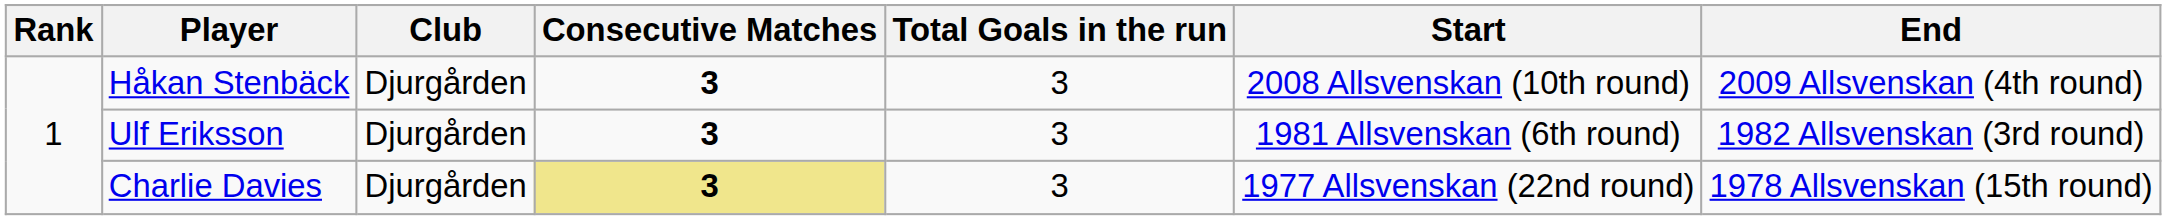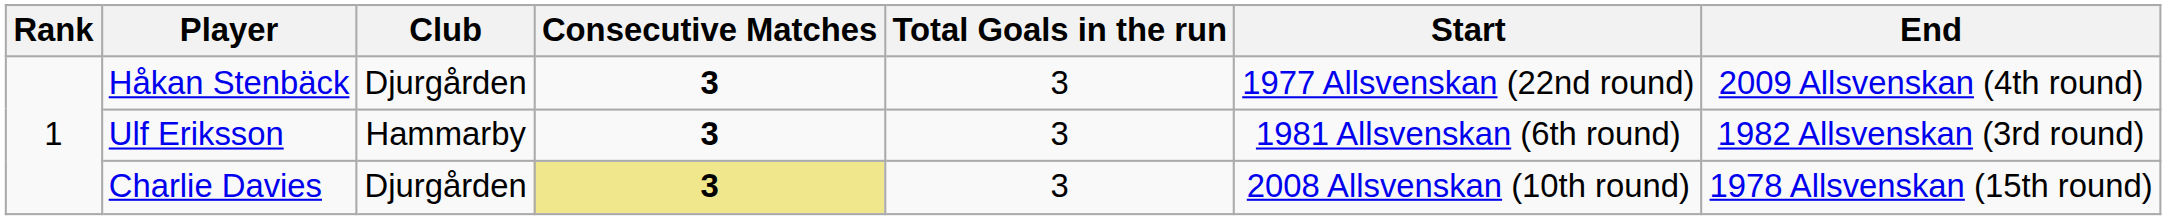(1468, 82) 2008 Allsvenskan (10th round) -> (1468, 82) 1977 Allsvenskan (22nd round)
(446, 134) Djurgården -> (446, 134) Hammarby
(1468, 186) 1977 Allsvenskan (22nd round) -> (1468, 186) 2008 Allsvenskan (10th round)
